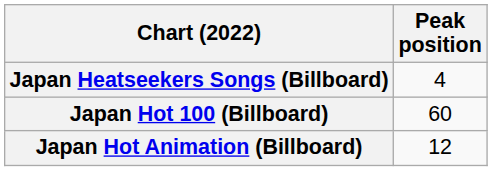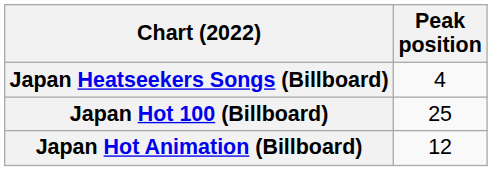(440, 113) 60 -> (440, 113) 25
